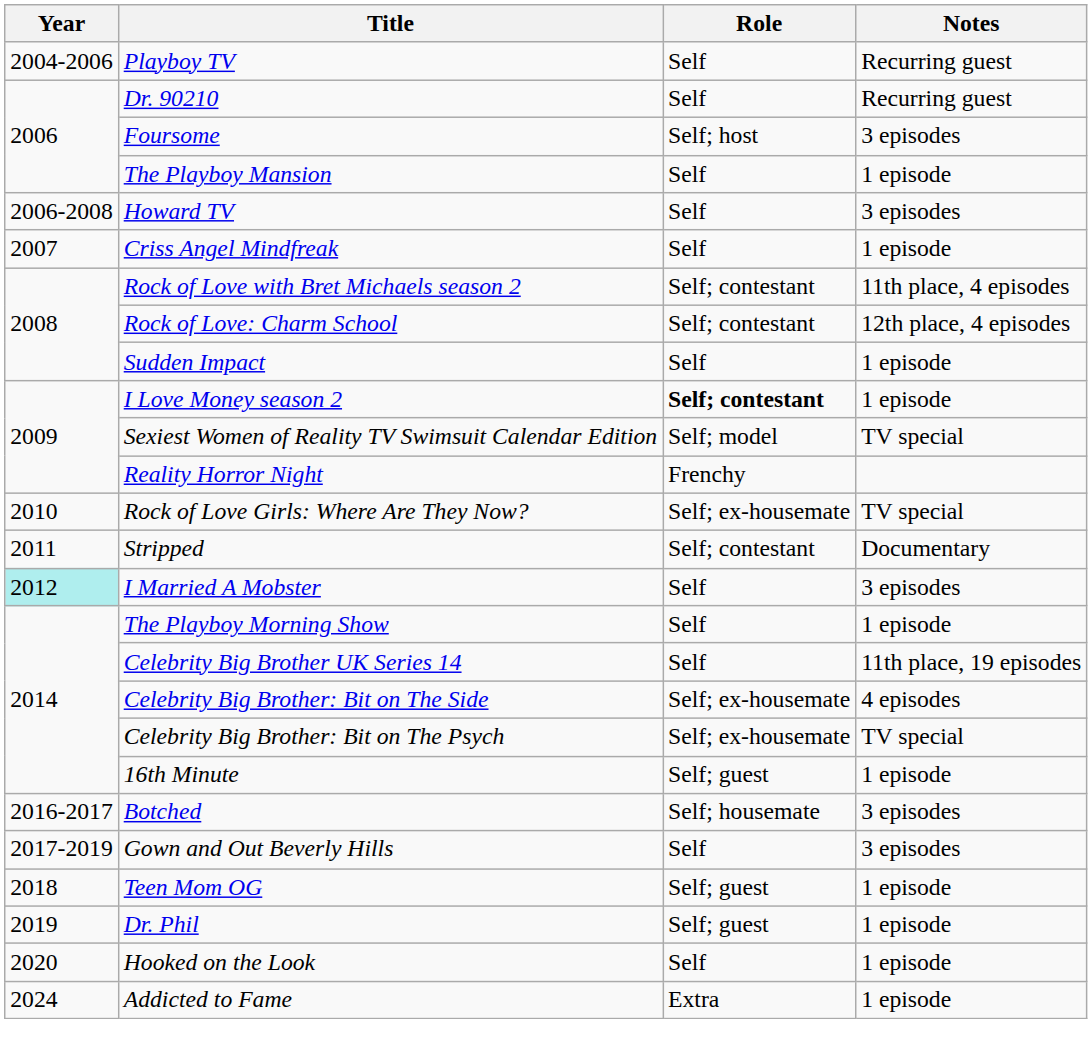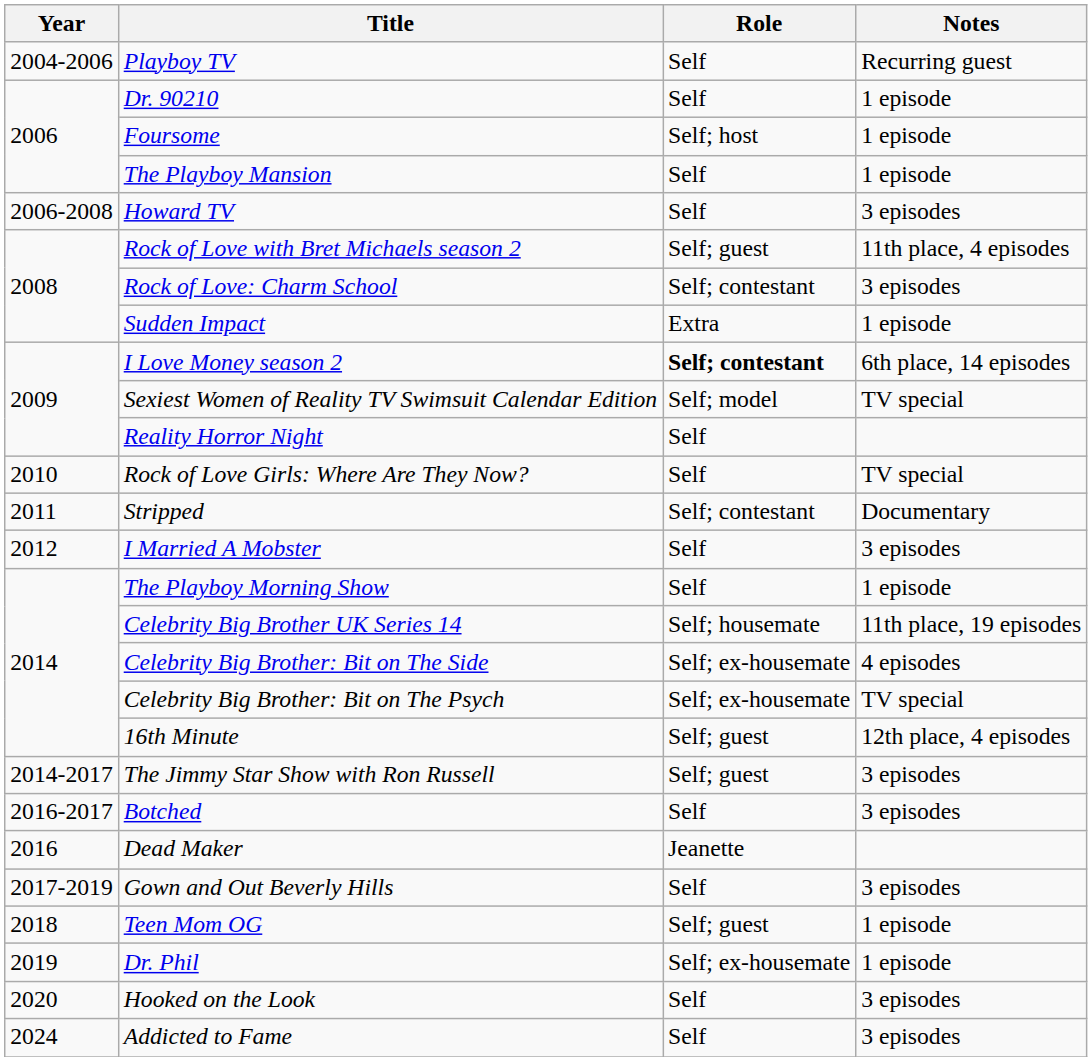(936, 98) Recurring guest -> (906, 98) 1 episode
(911, 135) 3 episodes -> (906, 135) 1 episode
- row: (231, 248)
(741, 286) Self; contestant -> (718, 248) Self; guest
(966, 323) 12th place, 4 episodes -> (911, 286) 3 episodes
(687, 361) Self -> (694, 323) Extra
(906, 398) 1 episode -> (966, 361) 6th place, 14 episodes
(707, 473) Frenchy -> (687, 436) Self
(759, 511) Self; ex-housemate -> (687, 473) Self
(34, 586) paleturquoise background -> (34, 549) no background
(687, 661) Self -> (744, 624) Self; housemate
(906, 774) 1 episode -> (966, 736) 12th place, 4 episodes
+ row: (309, 774)
(744, 811) Self; housemate -> (687, 811) Self
+ row: (183, 849)
(718, 924) Self; guest -> (759, 962) Self; ex-housemate
(906, 962) 1 episode -> (911, 999) 3 episodes
(694, 999) Extra -> (687, 1037) Self
(906, 999) 1 episode -> (911, 1037) 3 episodes
